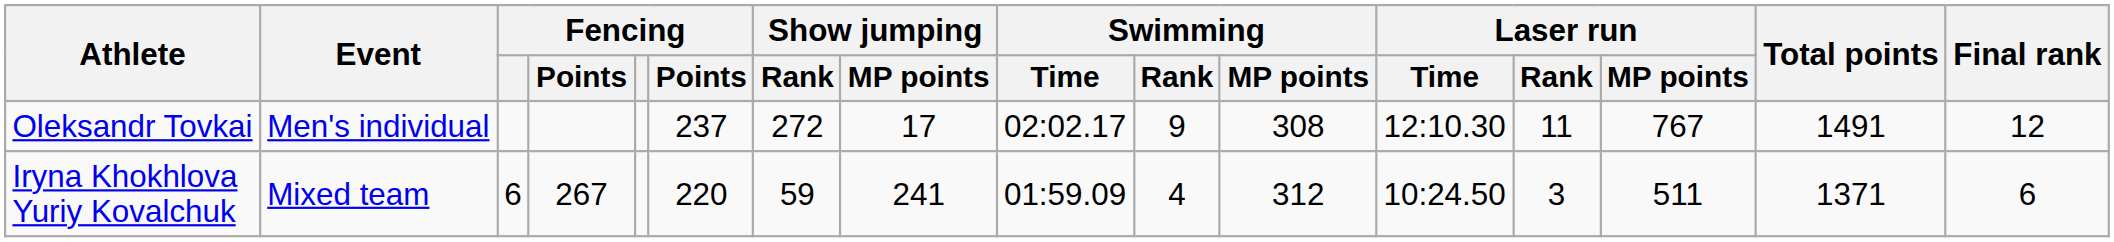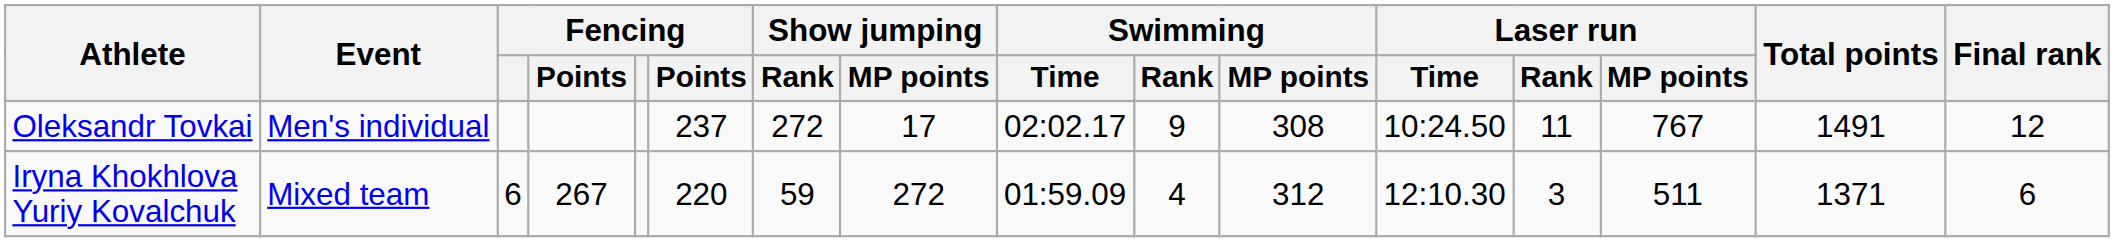(1445, 127) 12:10.30 -> (1445, 127) 10:24.50
(919, 194) 241 -> (919, 194) 272
(1445, 194) 10:24.50 -> (1445, 194) 12:10.30
